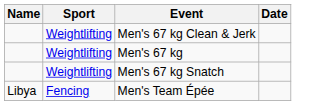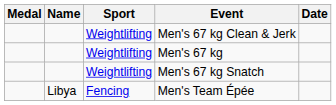+ column: (24, 14)
